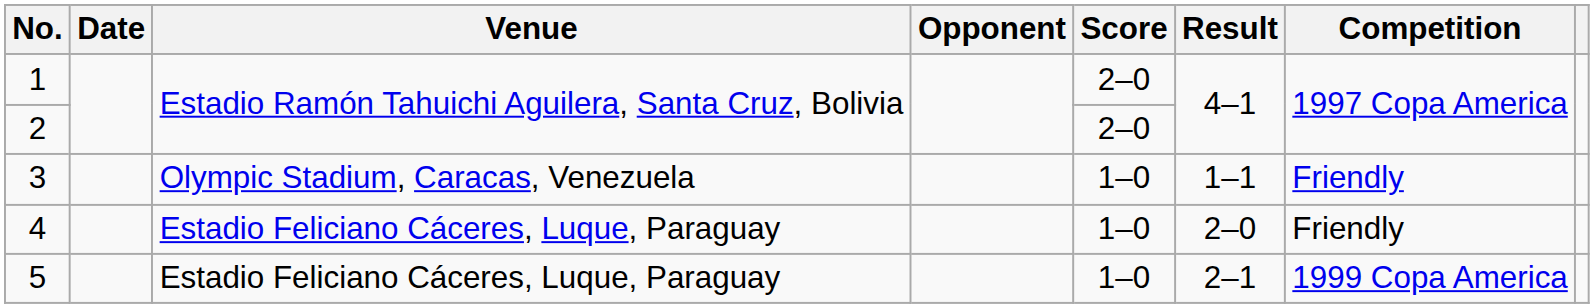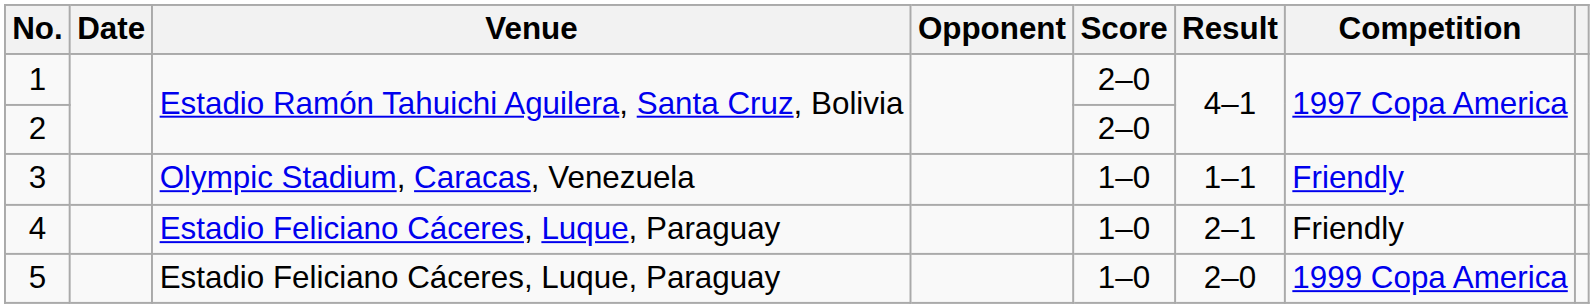(1230, 228) 2–0 -> (1230, 228) 2–1
(1230, 278) 2–1 -> (1230, 278) 2–0
